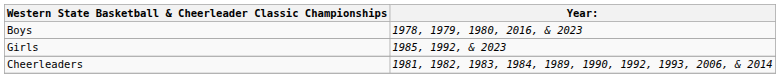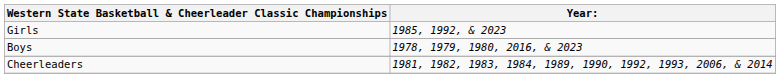rows swapped: (20, 30) <-> (23, 47)
